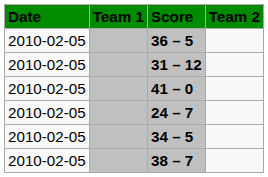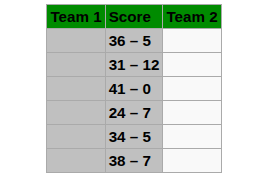- column: (24, 17)
